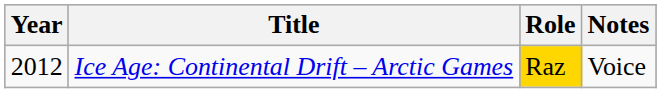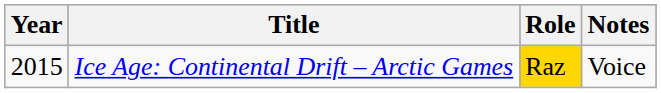(37, 66) 2012 -> (37, 66) 2015
